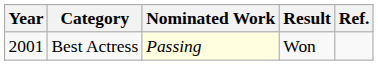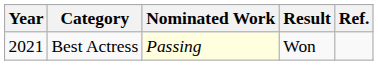(26, 45) 2001 -> (26, 45) 2021
